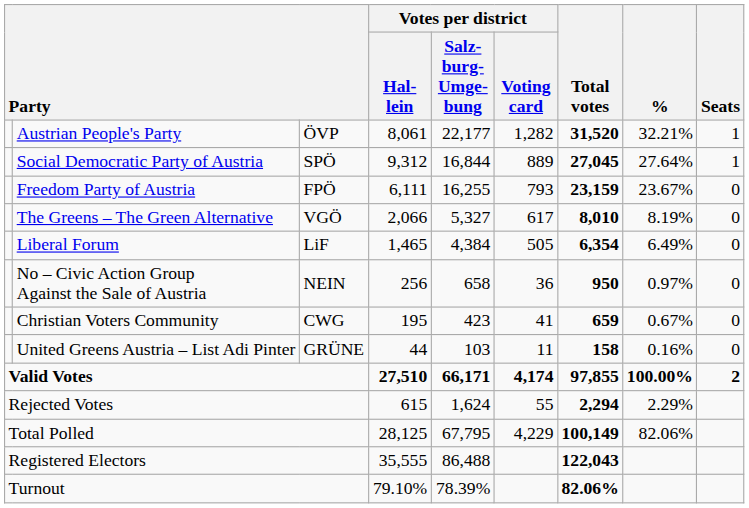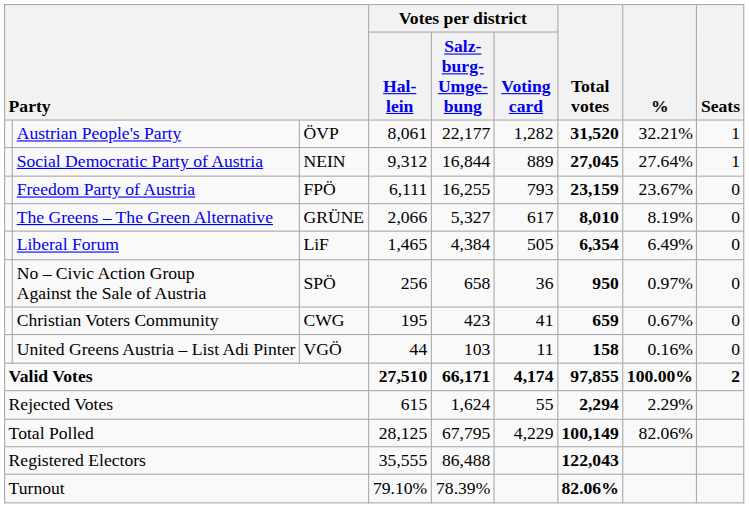(320, 161) SPÖ -> (324, 161) NEIN
(323, 217) VGÖ -> (334, 217) GRÜNE
(324, 283) NEIN -> (320, 283) SPÖ
(334, 348) GRÜNE -> (323, 348) VGÖ
